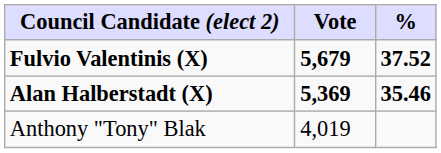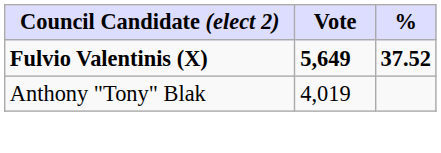(325, 57) 5,679 -> (325, 57) 5,649
- row: (111, 93)
